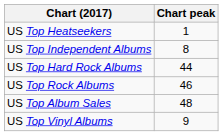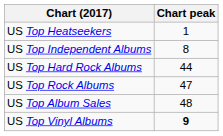(186, 85) 46 -> (186, 85) 47
(186, 121) normal -> (186, 121) bold
